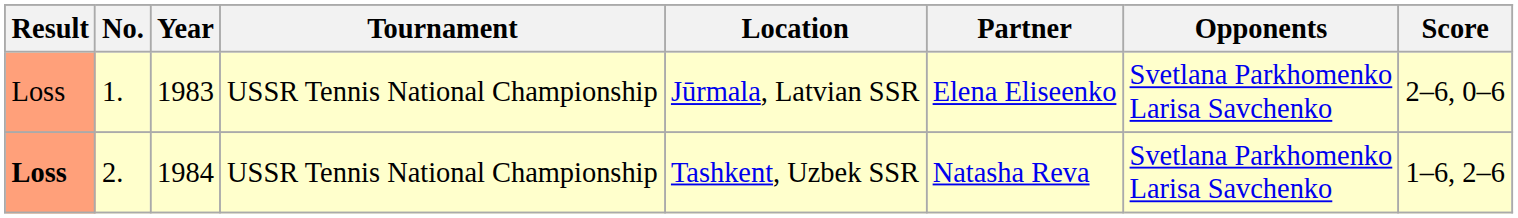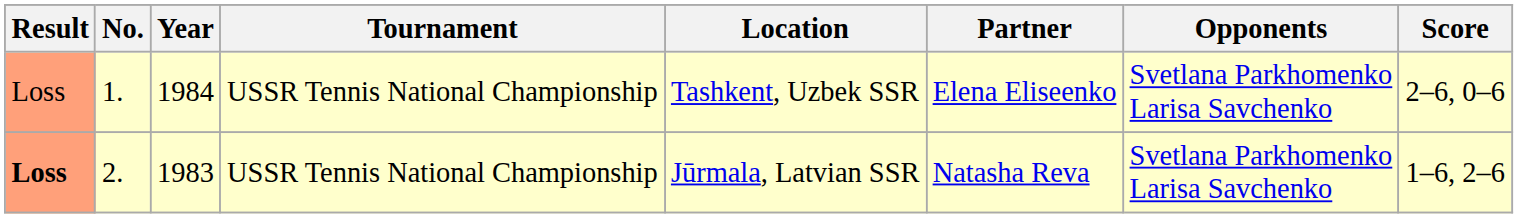(185, 91) 1983 -> (185, 91) 1984
(795, 91) Jūrmala, Latvian SSR -> (795, 91) Tashkent, Uzbek SSR
(185, 172) 1984 -> (185, 172) 1983
(795, 172) Tashkent, Uzbek SSR -> (795, 172) Jūrmala, Latvian SSR
